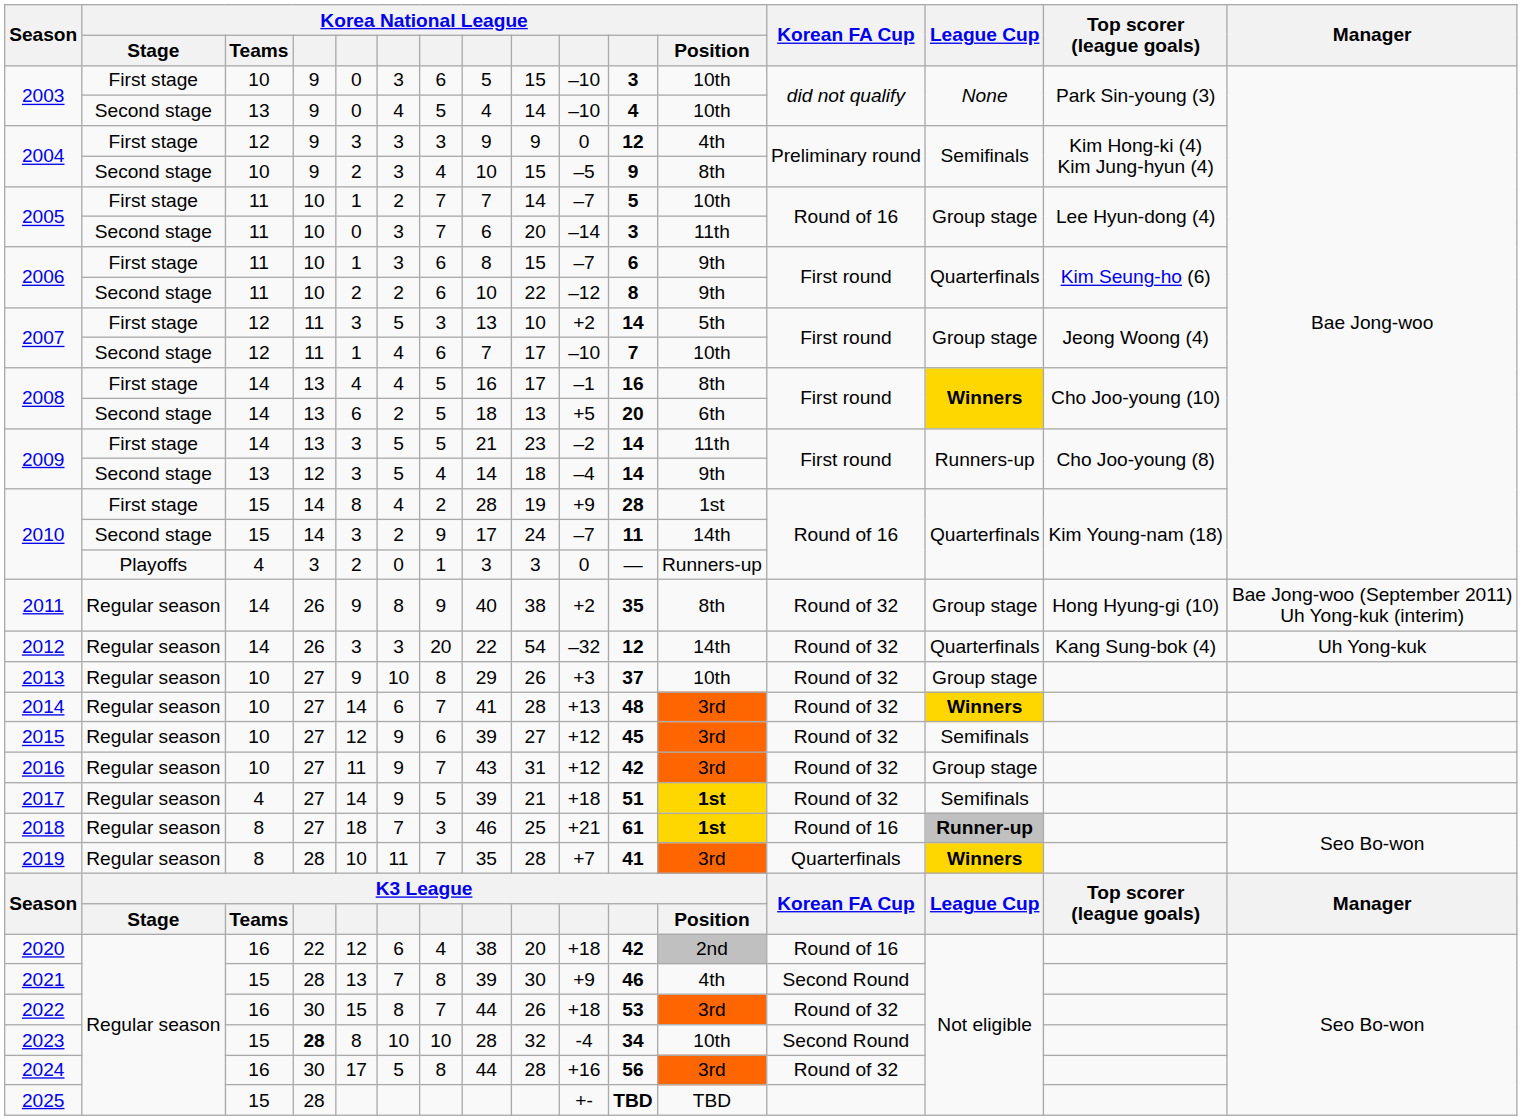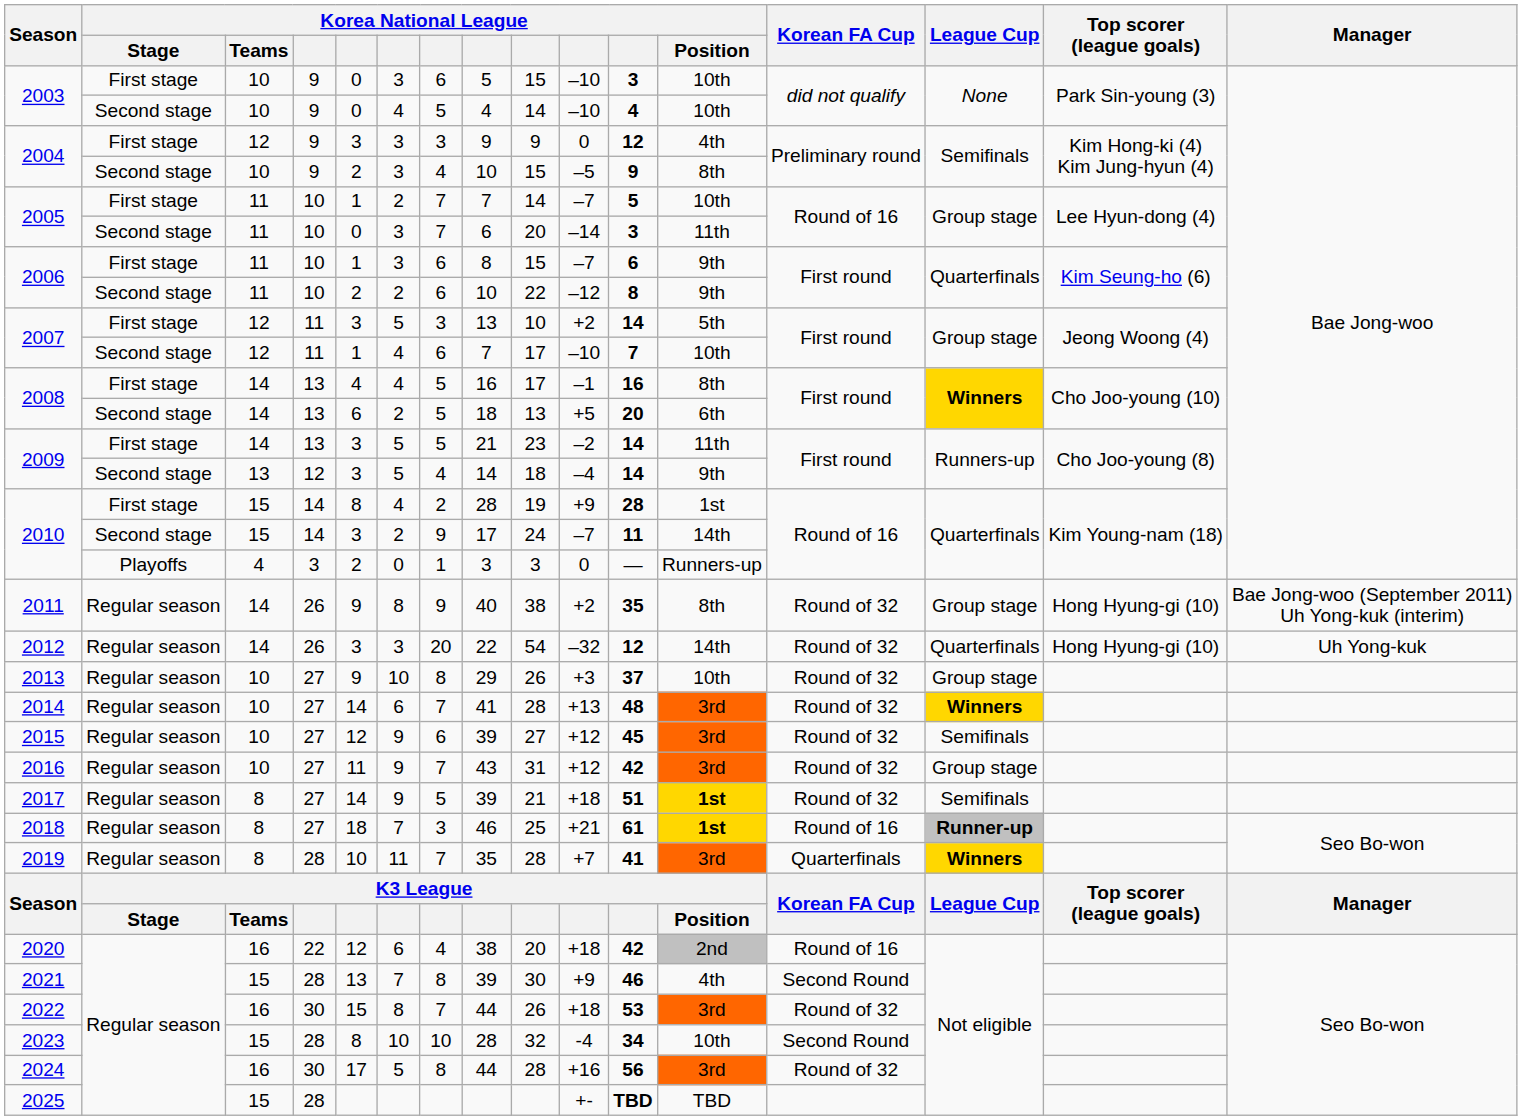(259, 111) 13 -> (259, 111) 10
(1136, 647) Kang Sung-bok (4) -> (1136, 647) Hong Hyung-gi (10)
(259, 798) 4 -> (259, 798) 8
(314, 1040) bold -> (314, 1040) normal
